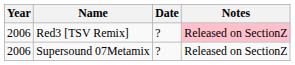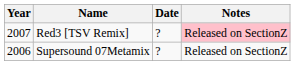(19, 32) 2006 -> (19, 32) 2007
